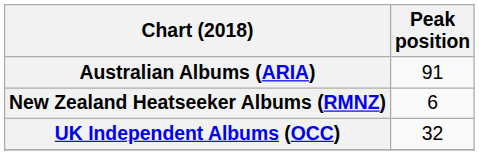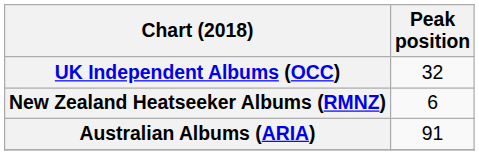rows swapped: (198, 72) <-> (198, 133)
